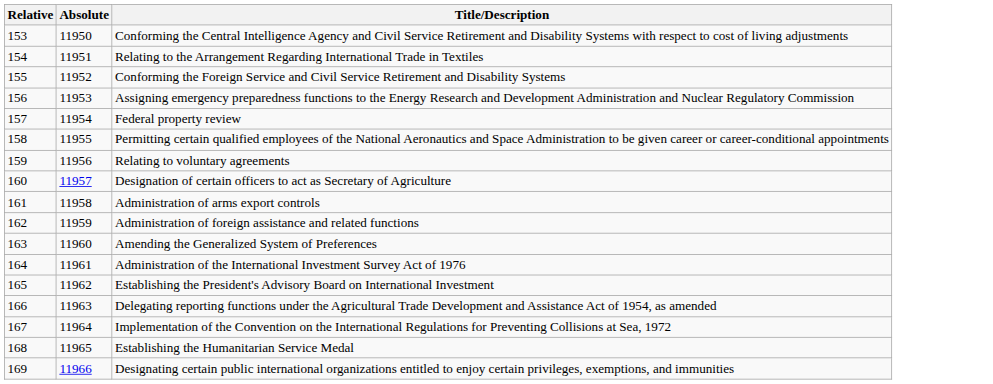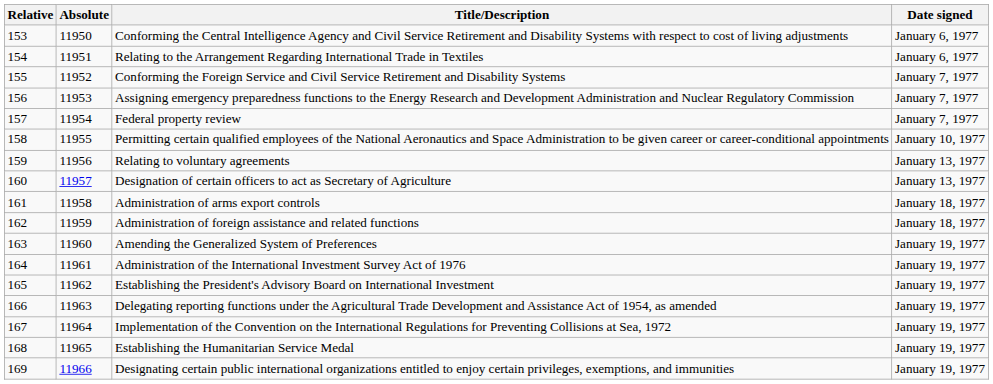+ column: (940, 14)
